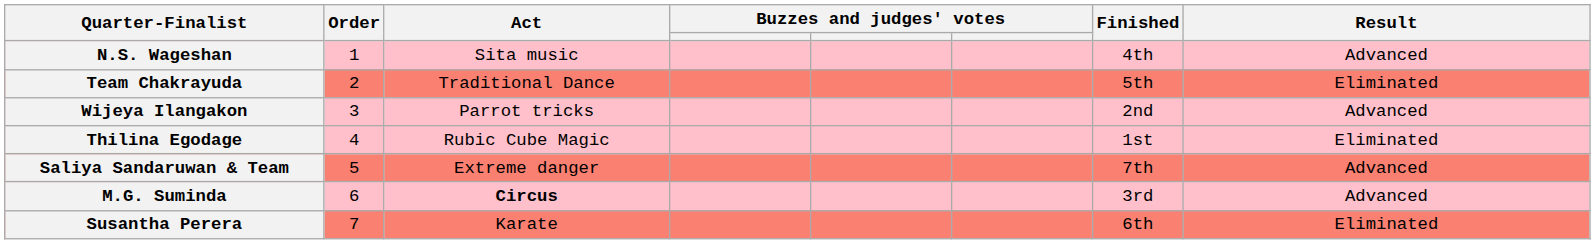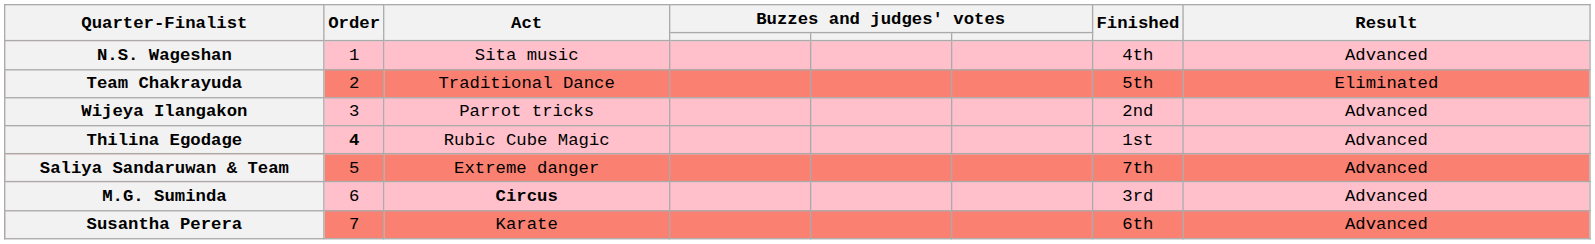(354, 140) normal -> (354, 140) bold
(1386, 140) Eliminated -> (1386, 140) Advanced
(1386, 224) Eliminated -> (1386, 224) Advanced
